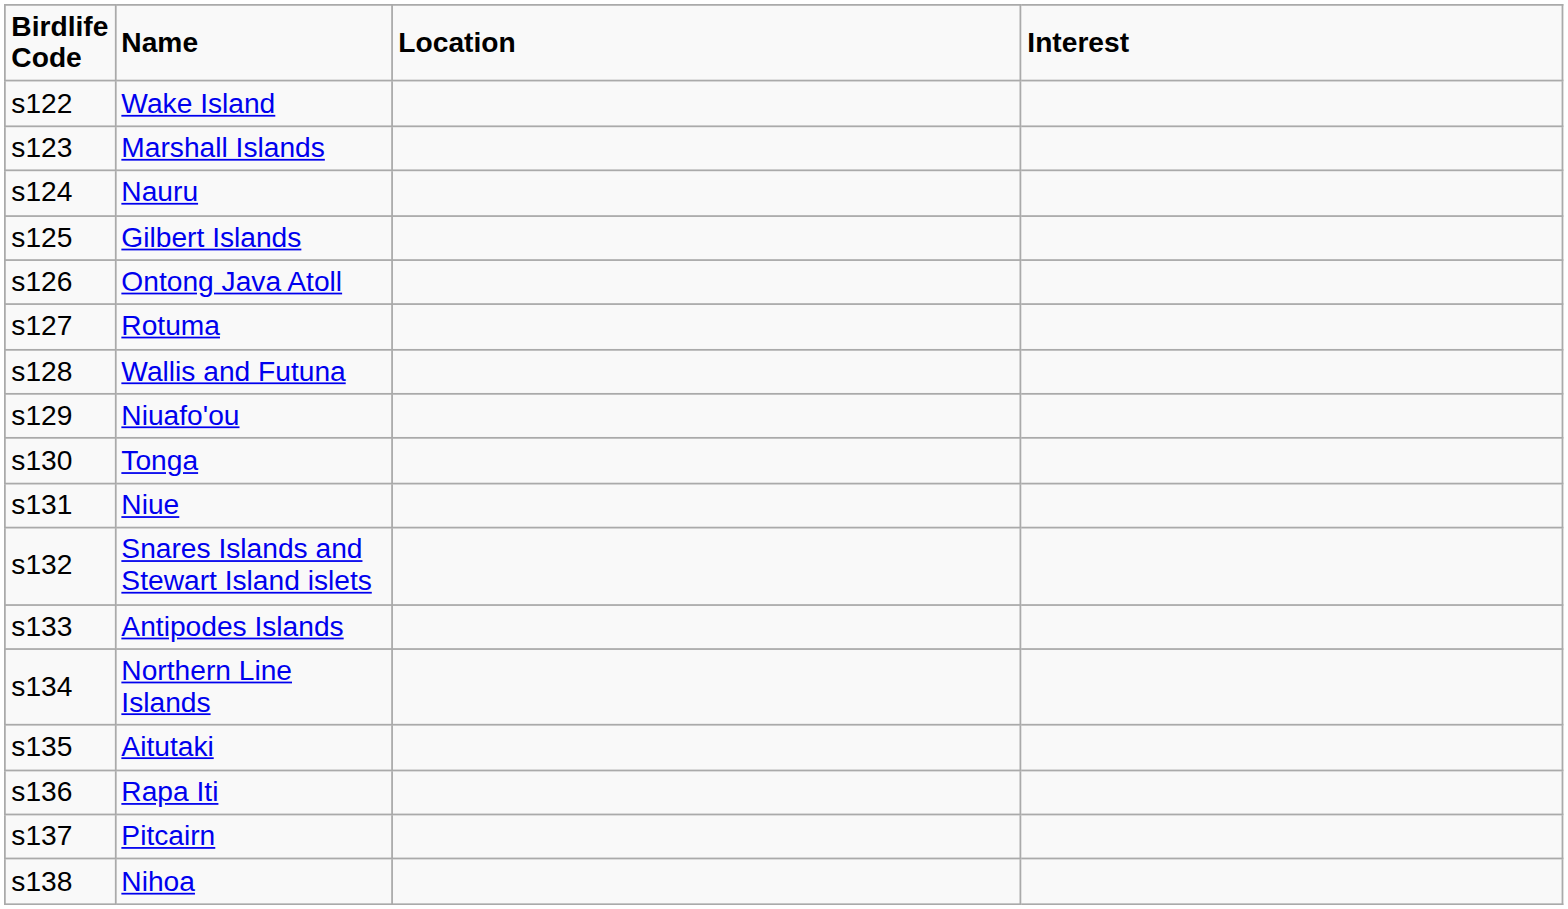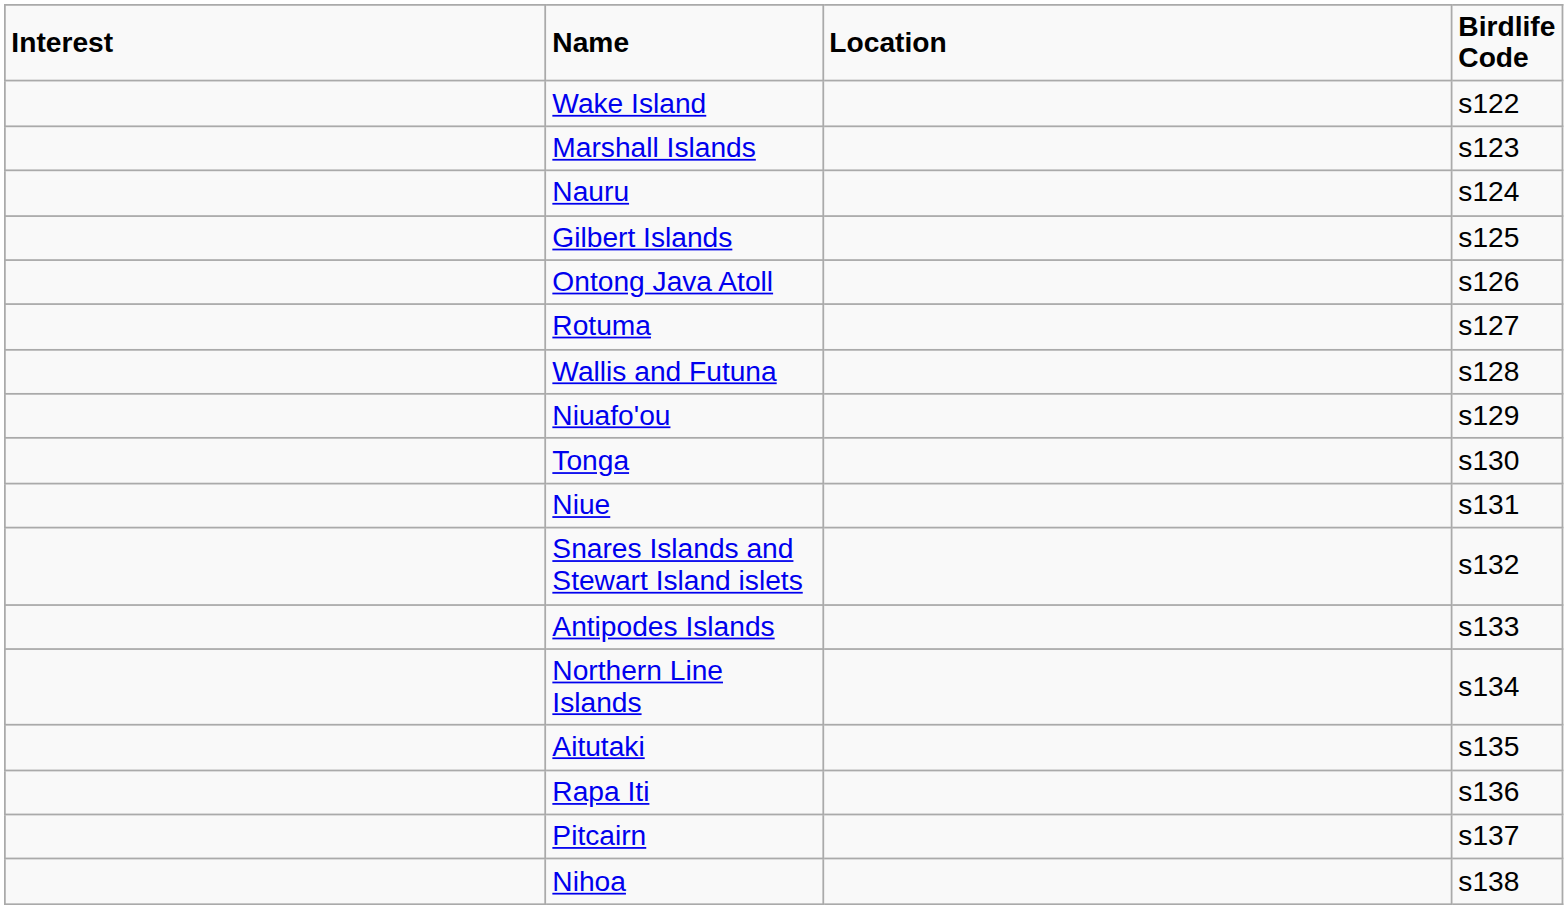columns swapped: (60, 42) <-> (1078, 42)
